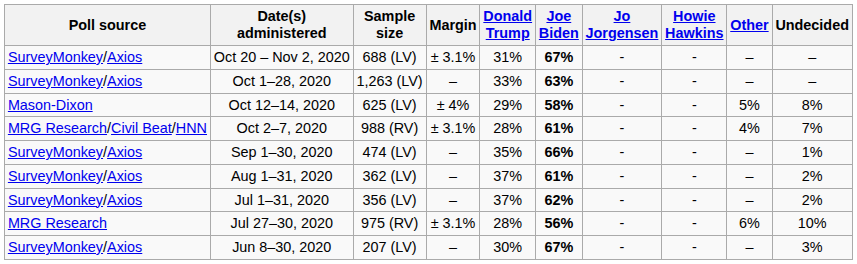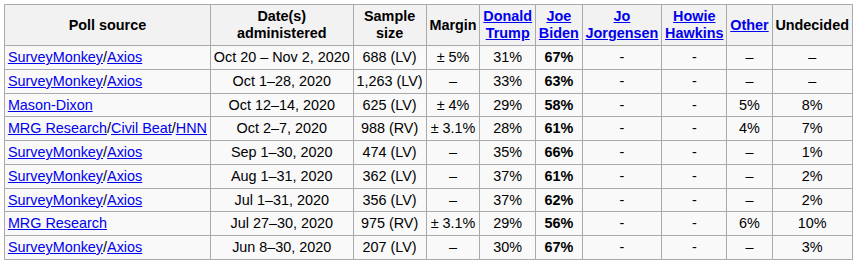(453, 57) ± 3.1% -> (453, 57) ± 5%
(508, 223) 28% -> (508, 223) 29%
